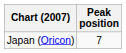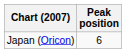(99, 40) 7 -> (99, 40) 6
